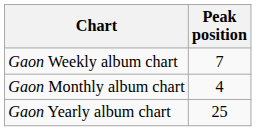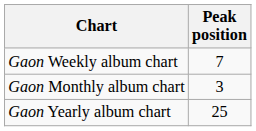(219, 86) 4 -> (219, 86) 3
